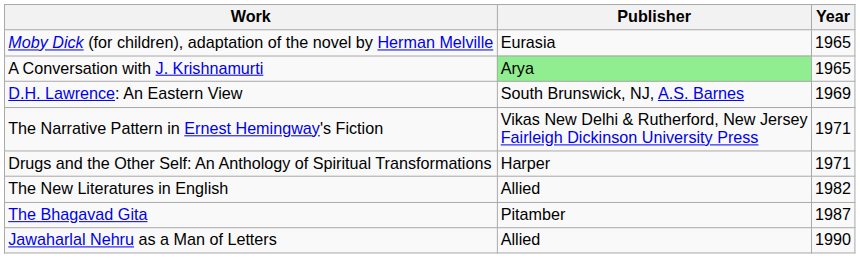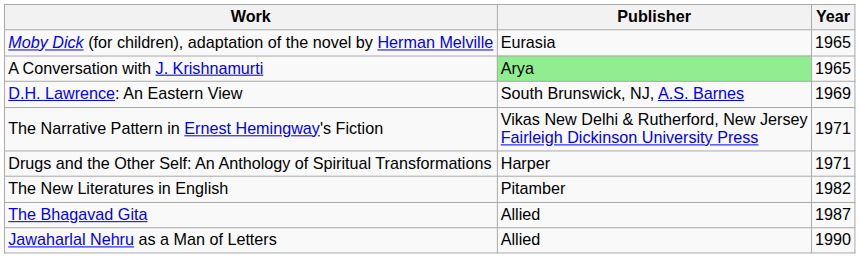(520, 189) Allied -> (533, 189) Pitamber
(533, 214) Pitamber -> (520, 214) Allied
